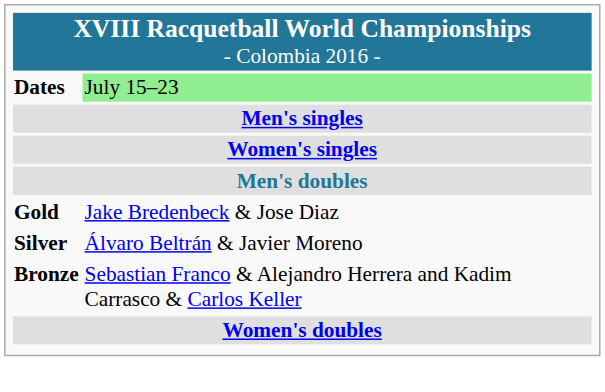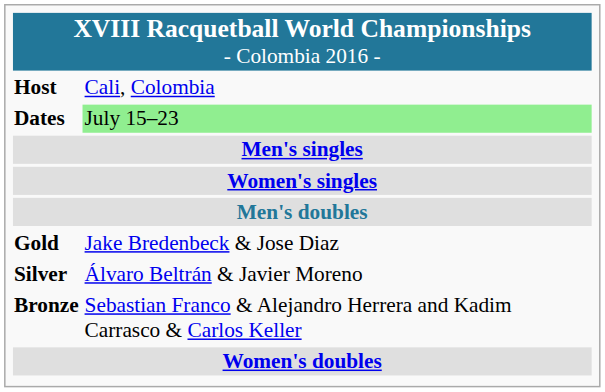+ row: (35, 87)
